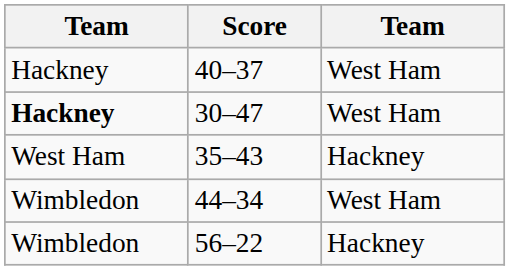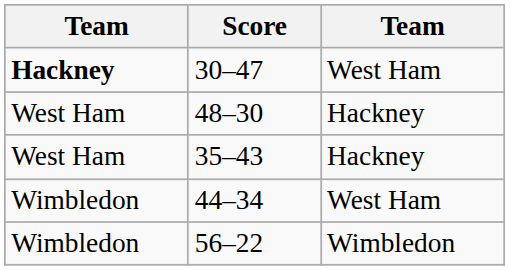- row: (229, 69)
+ row: (229, 112)
(376, 243) Hackney -> (391, 243) Wimbledon
